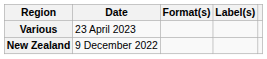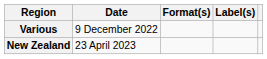(105, 29) 23 April 2023 -> (116, 29) 9 December 2022
(116, 45) 9 December 2022 -> (105, 45) 23 April 2023
